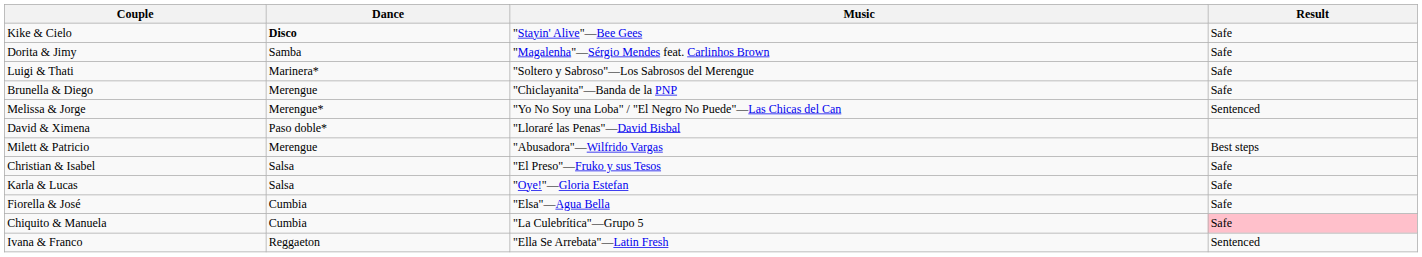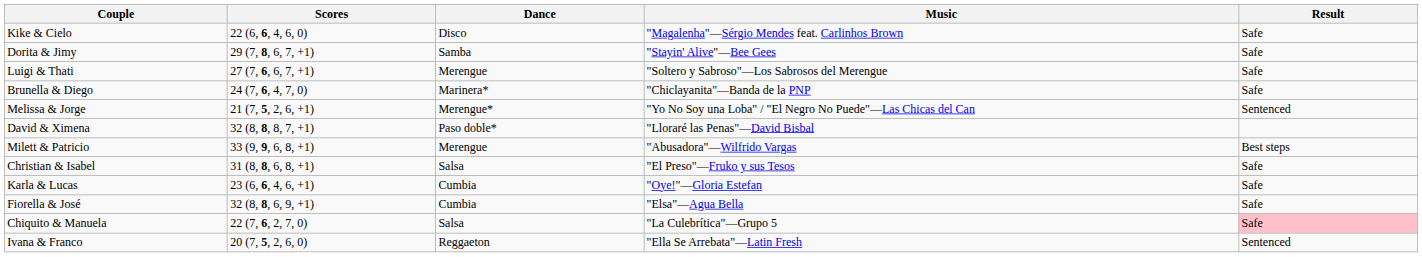+ column: (332, 14)
(283, 33) bold -> (452, 33) normal
(578, 33) "Stayin' Alive"—Bee Gees -> (775, 33) "Magalenha"—Sérgio Mendes feat. Carlinhos Brown
(641, 52) "Magalenha"—Sérgio Mendes feat. Carlinhos Brown -> (711, 52) "Stayin' Alive"—Bee Gees
(294, 71) Marinera* -> (463, 71) Merengue
(293, 90) Merengue -> (463, 90) Marinera*
(281, 185) Salsa -> (457, 185) Cumbia
(288, 223) Cumbia -> (451, 223) Salsa
